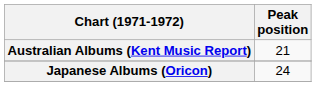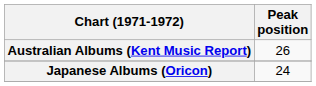(283, 50) 21 -> (283, 50) 26
